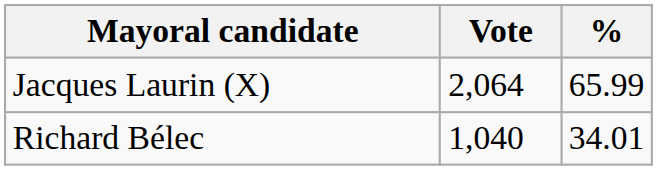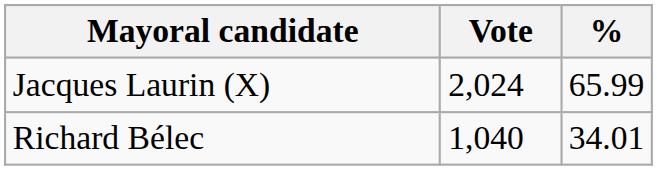(486, 84) 2,064 -> (486, 84) 2,024
